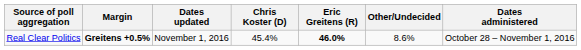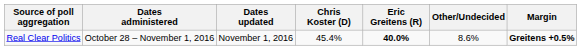columns swapped: (510, 17) <-> (117, 17)
(332, 38) 46.0% -> (396, 38) 40.0%
